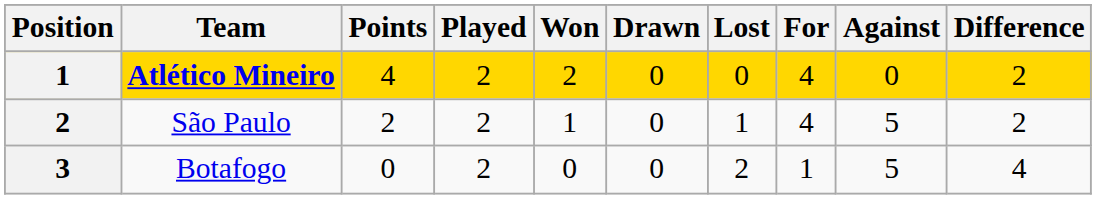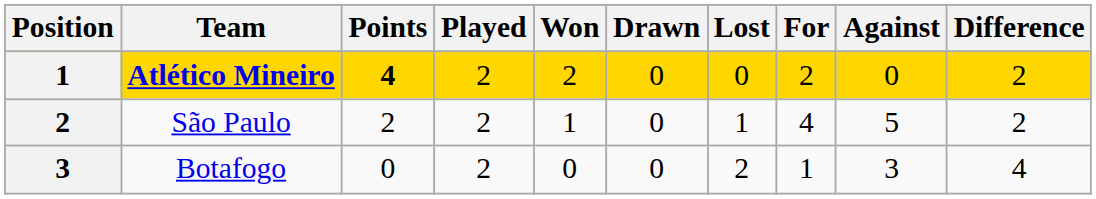(388, 74) normal -> (388, 74) bold
(806, 74) 4 -> (806, 74) 2
(892, 168) 5 -> (892, 168) 3
